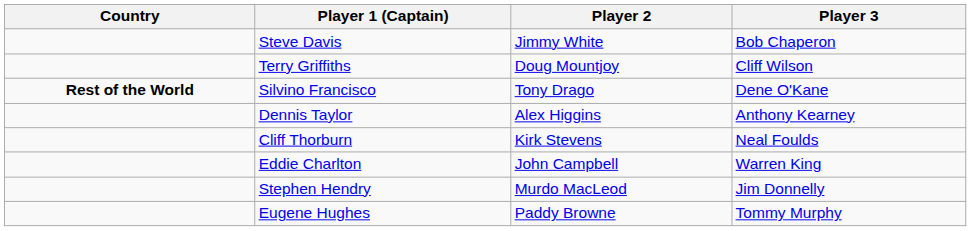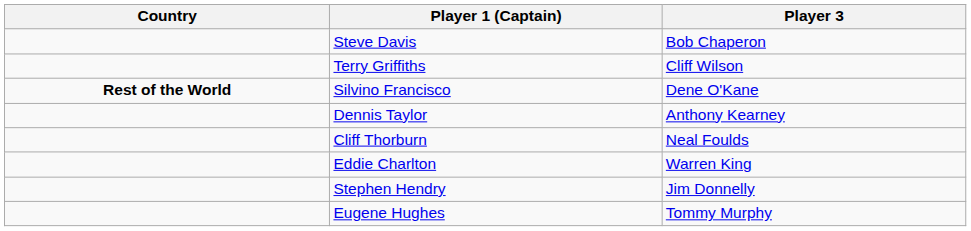- column: (622, 16)
